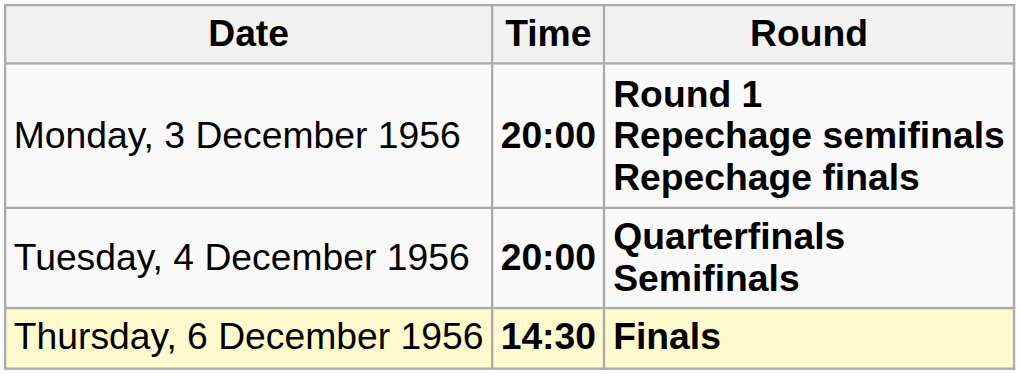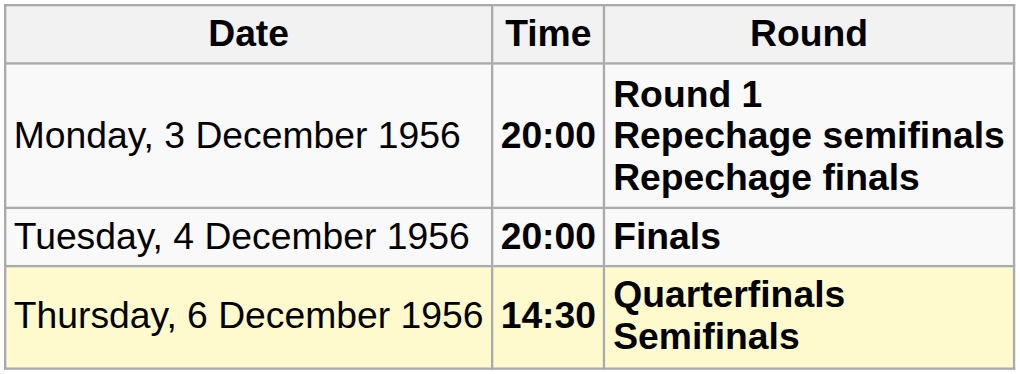(729, 257) Quarterfinals Semifinals -> (667, 236) Finals
(667, 337) Finals -> (729, 316) Quarterfinals Semifinals
